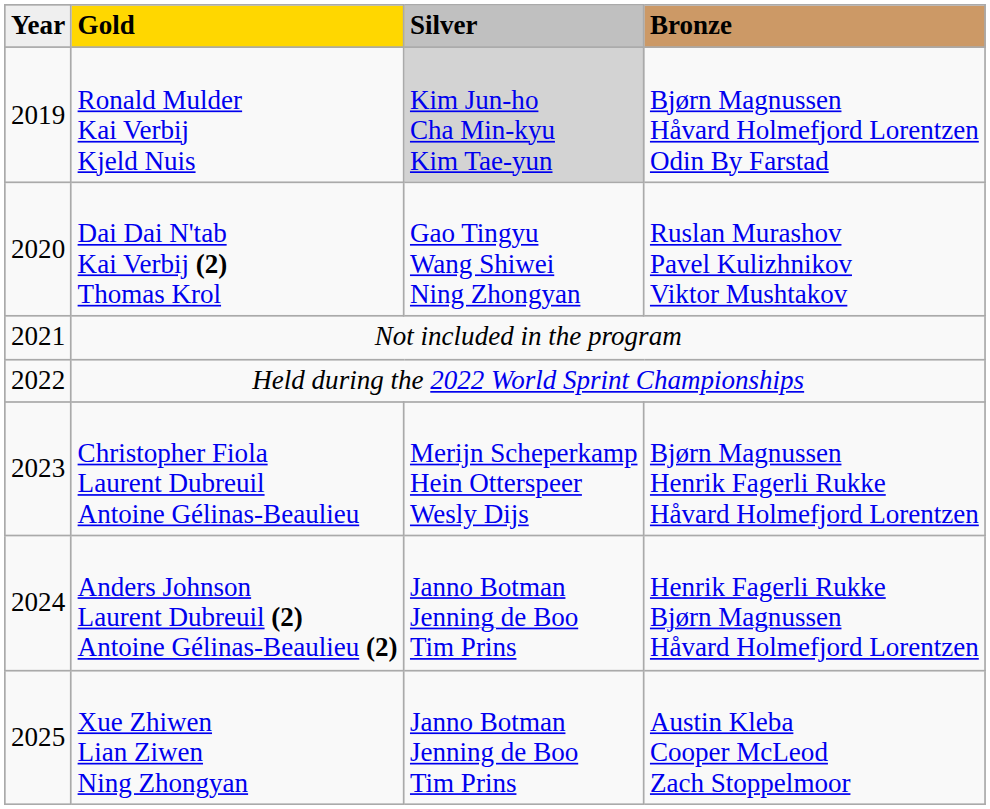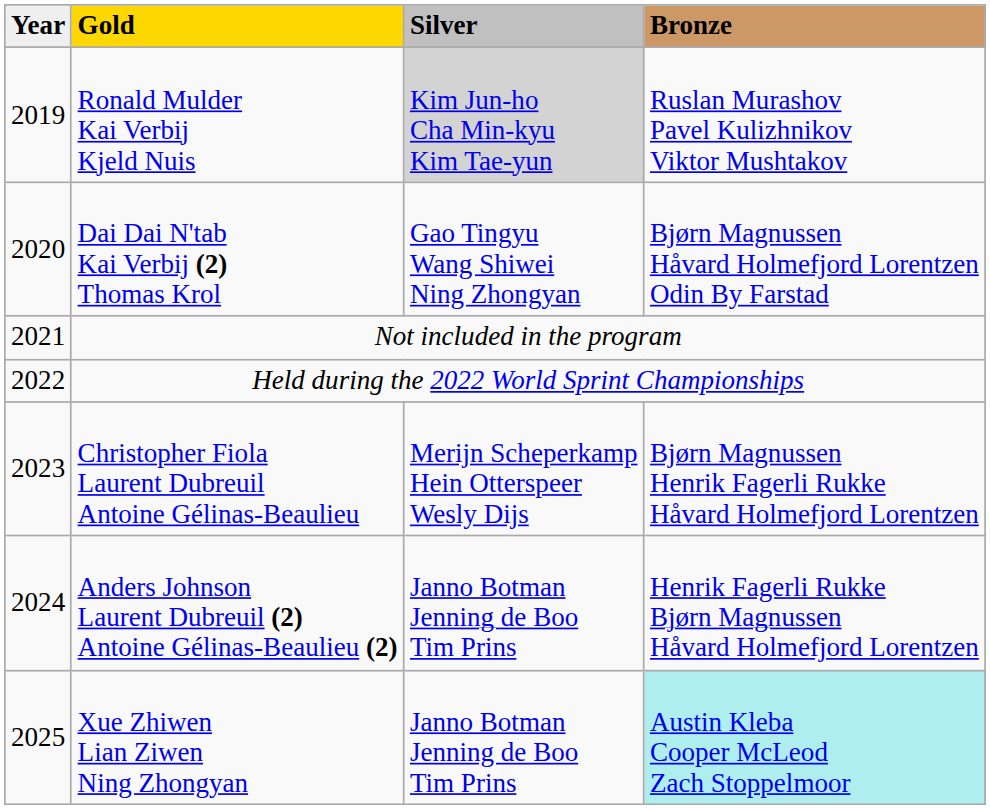(814, 129) Bjørn Magnussen Håvard Holmefjord Lorentzen Odin By Farstad -> (751, 129) Ruslan Murashov Pavel Kulizhnikov Viktor Mushtakov
(751, 263) Ruslan Murashov Pavel Kulizhnikov Viktor Mushtakov -> (814, 263) Bjørn Magnussen Håvard Holmefjord Lorentzen Odin By Farstad
(750, 752) no background -> (750, 752) paleturquoise background
